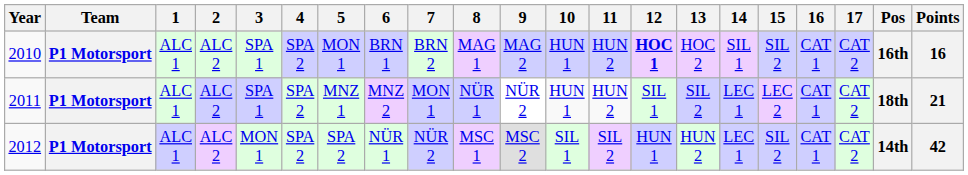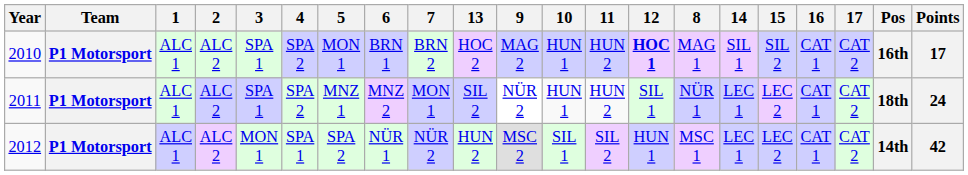columns swapped: (477, 17) <-> (698, 17)
(938, 54) 16 -> (938, 54) 17
(938, 100) 21 -> (938, 100) 24
(300, 146) SPA 2 -> (300, 146) SPA 1
(777, 146) SIL 2 -> (777, 146) LEC 2
